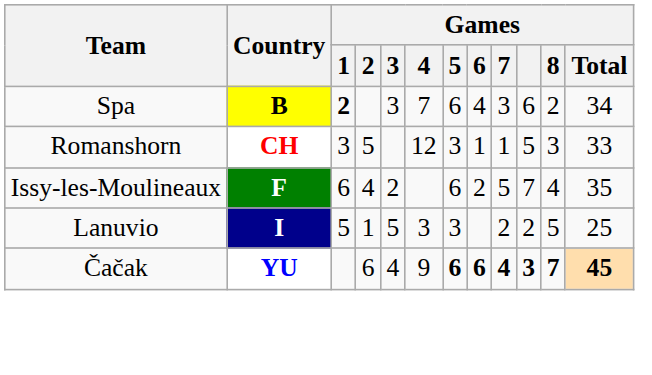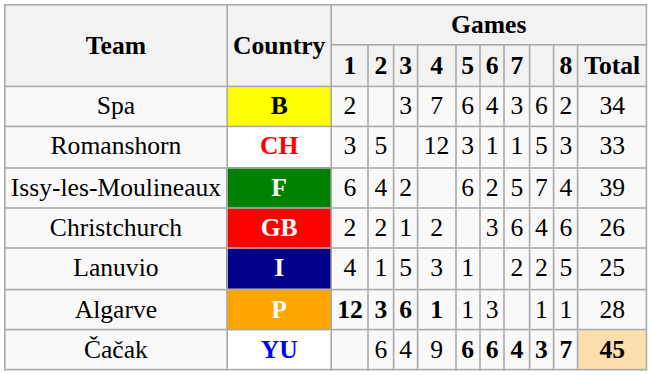(344, 106) bold -> (350, 106) normal
(599, 187) 35 -> (612, 187) 39
+ row: (116, 227)
(344, 227) 5 -> (350, 268) 4
(455, 227) 3 -> (468, 268) 1
+ row: (116, 308)
